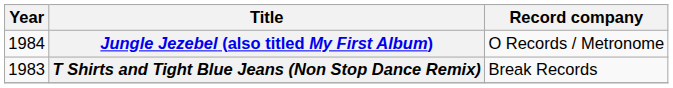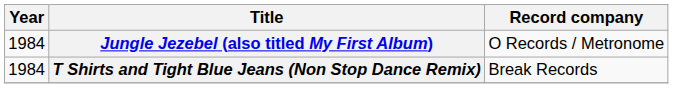(27, 69) 1983 -> (27, 69) 1984
